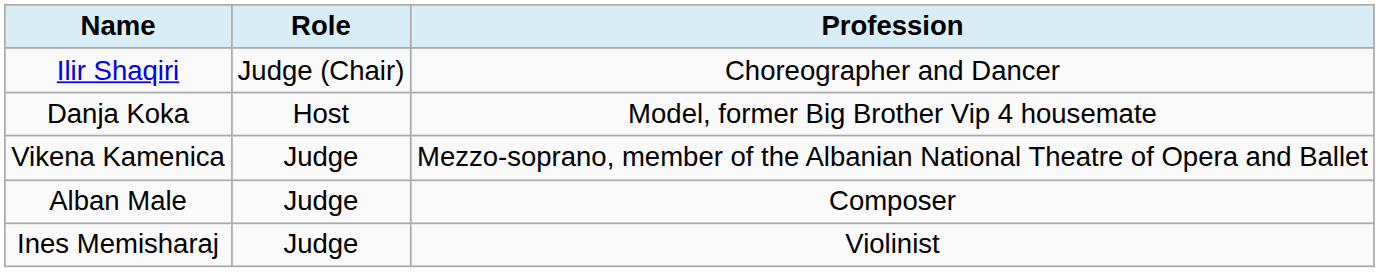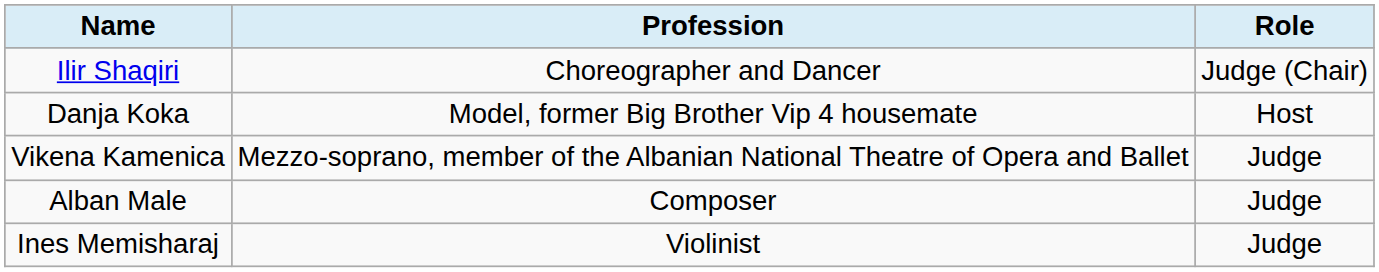columns swapped: (321, 26) <-> (892, 26)
